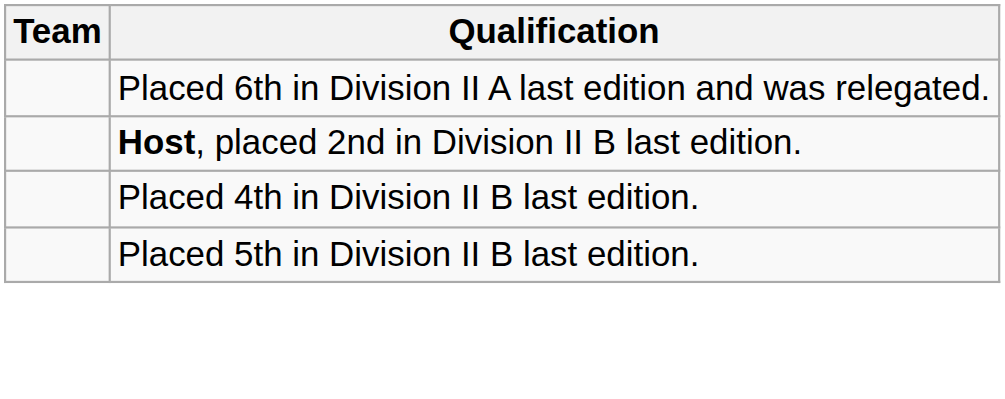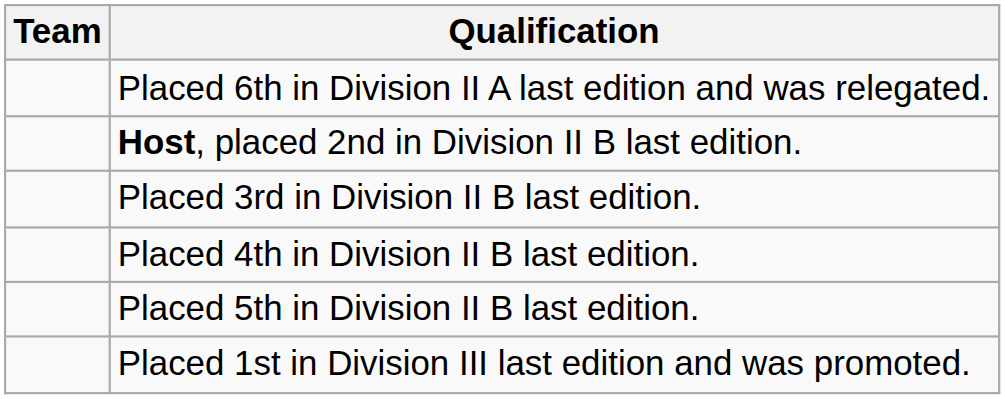+ row: (410, 198)
+ row: (544, 364)
